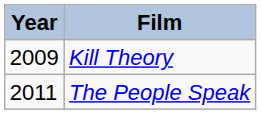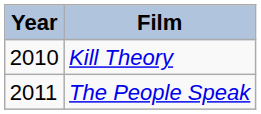(34, 57) 2009 -> (34, 57) 2010
